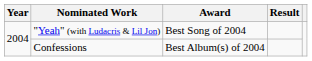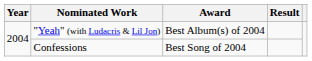(206, 30) Best Song of 2004 -> (215, 30) Best Album(s) of 2004
(215, 47) Best Album(s) of 2004 -> (206, 47) Best Song of 2004
